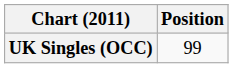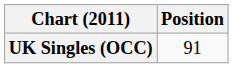(193, 47) 99 -> (193, 47) 91
